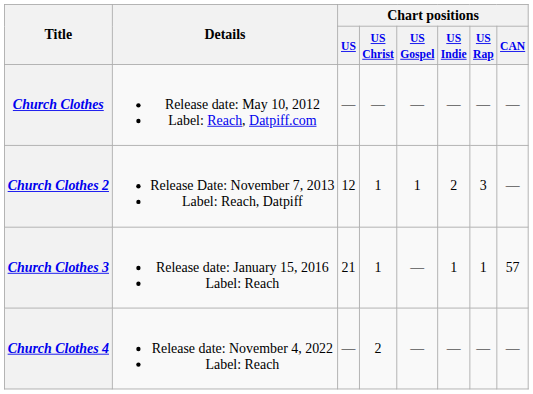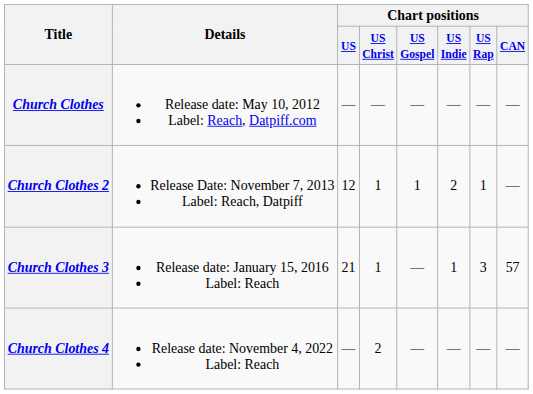(483, 186) 3 -> (483, 186) 1
(483, 267) 1 -> (483, 267) 3
